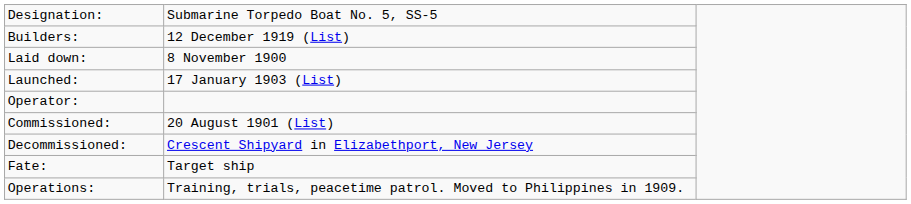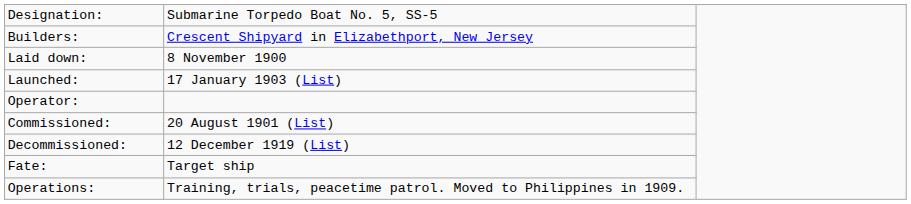(259, 37) 12 December 1919 (List) -> (350, 37) Crescent Shipyard in Elizabethport, New Jersey
(350, 145) Crescent Shipyard in Elizabethport, New Jersey -> (259, 145) 12 December 1919 (List)
